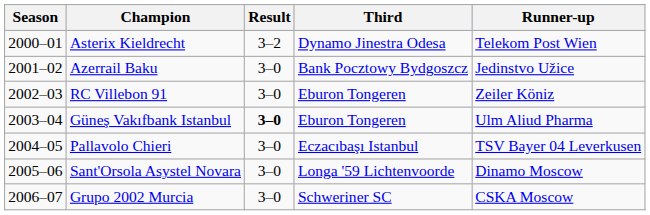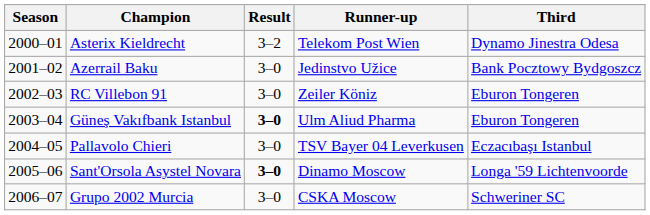columns swapped: (558, 17) <-> (383, 17)
(269, 171) normal -> (269, 171) bold
